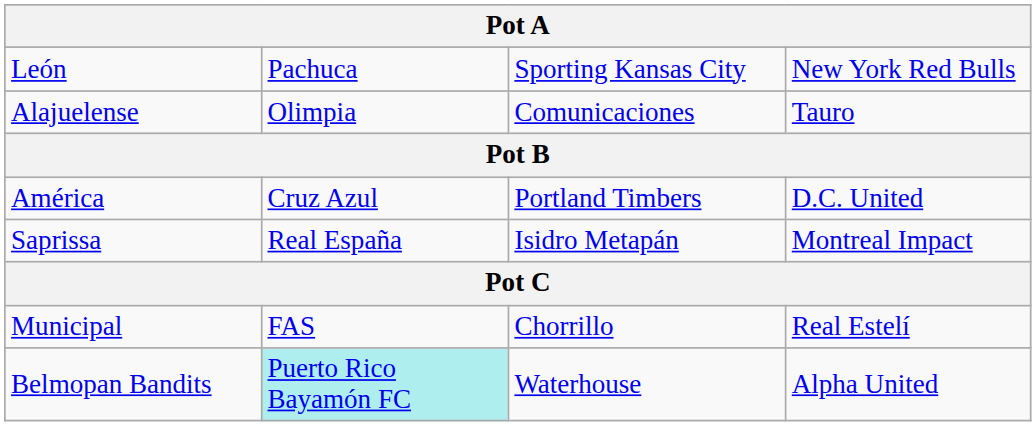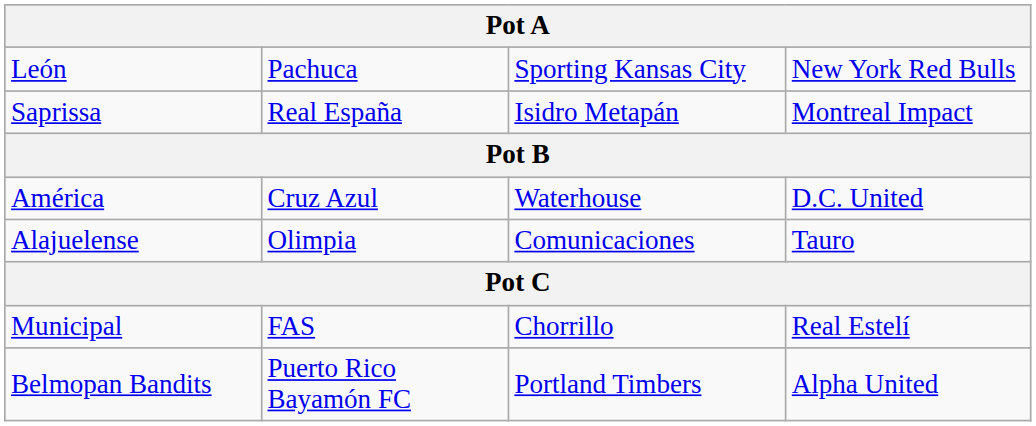rows swapped: (75, 111) <-> (56, 240)
(608, 197) Portland Timbers -> (578, 197) Waterhouse
(339, 384) paleturquoise background -> (339, 384) no background
(578, 384) Waterhouse -> (608, 384) Portland Timbers
